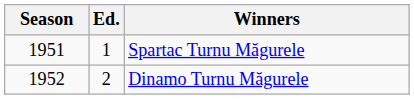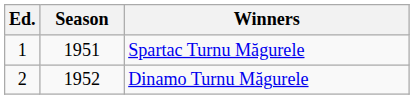columns swapped: (106, 19) <-> (47, 19)
